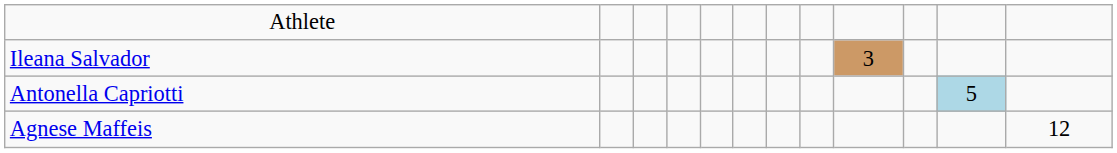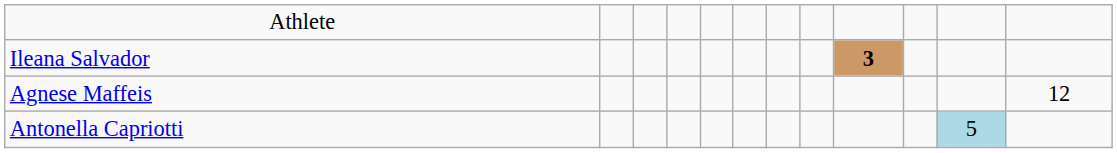(868, 57) normal -> (868, 57) bold
rows swapped: (97, 93) <-> (81, 128)
